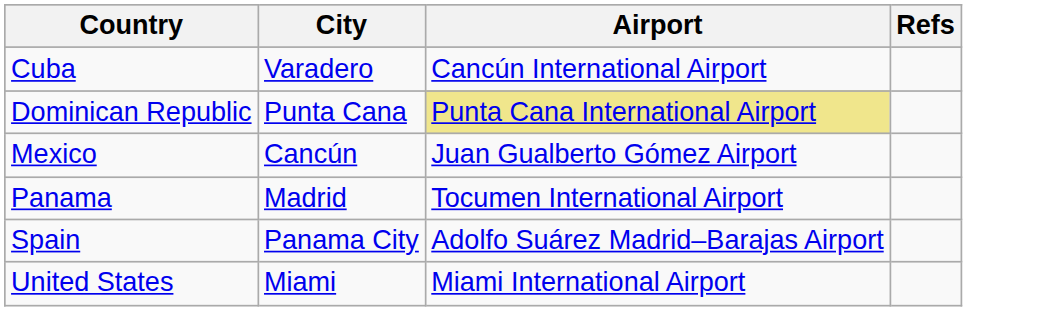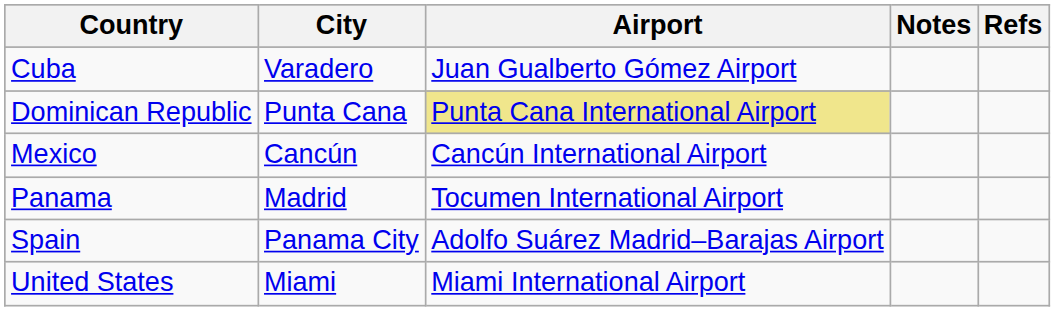+ column: (934, 25)
(599, 68) Cancún International Airport -> (614, 68) Juan Gualberto Gómez Airport
(614, 154) Juan Gualberto Gómez Airport -> (599, 154) Cancún International Airport
